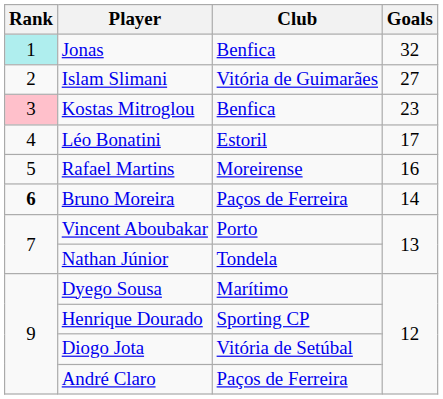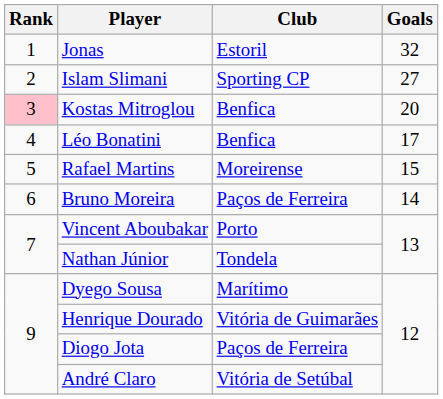(31, 49) paleturquoise background -> (31, 49) no background
(246, 49) Benfica -> (242, 49) Estoril
(297, 79) Vitória de Guimarães -> (263, 79) Sporting CP
(410, 109) 23 -> (410, 109) 20
(242, 139) Estoril -> (246, 139) Benfica
(410, 169) 16 -> (410, 169) 15
(31, 199) bold -> (31, 199) normal
(263, 318) Sporting CP -> (297, 318) Vitória de Guimarães
(285, 348) Vitória de Setúbal -> (282, 348) Paços de Ferreira
(282, 378) Paços de Ferreira -> (285, 378) Vitória de Setúbal
